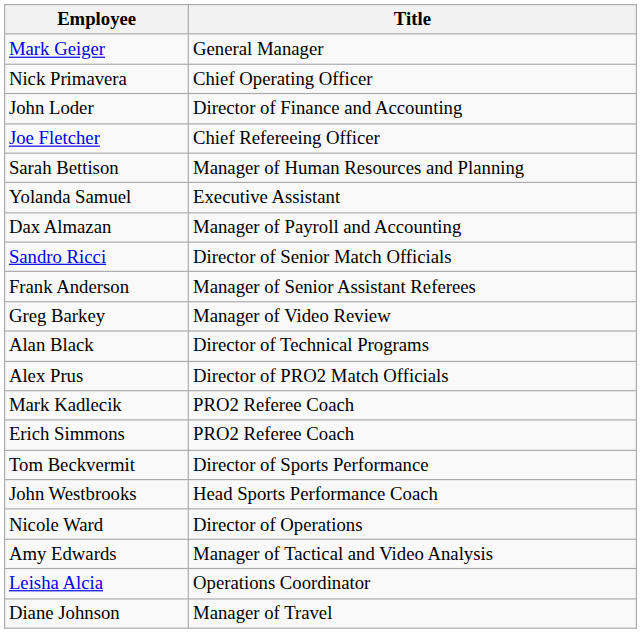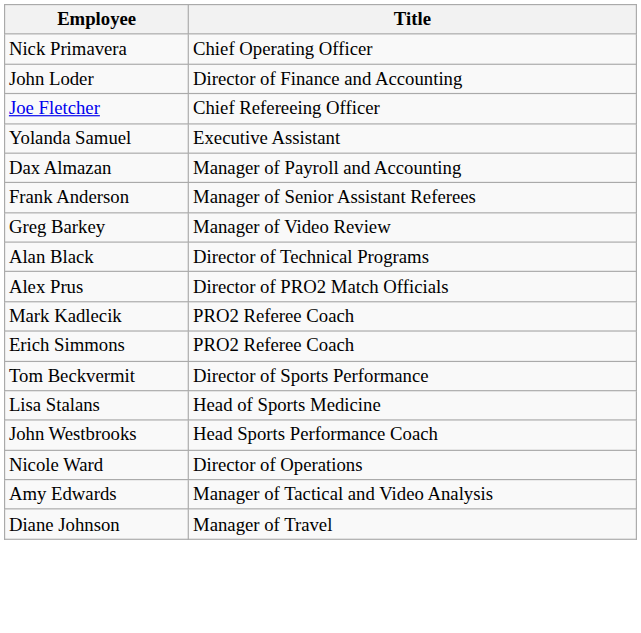- row: (57, 49)
- row: (64, 167)
- row: (58, 256)
+ row: (54, 405)
- row: (56, 583)
